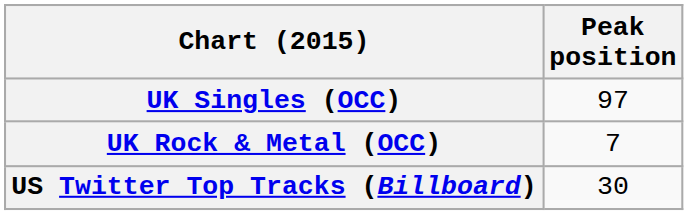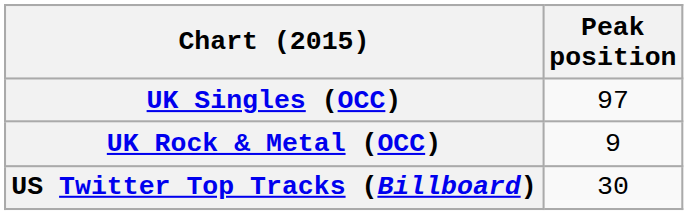(613, 144) 7 -> (613, 144) 9
